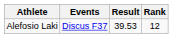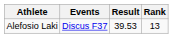(155, 26) 12 -> (155, 26) 13
